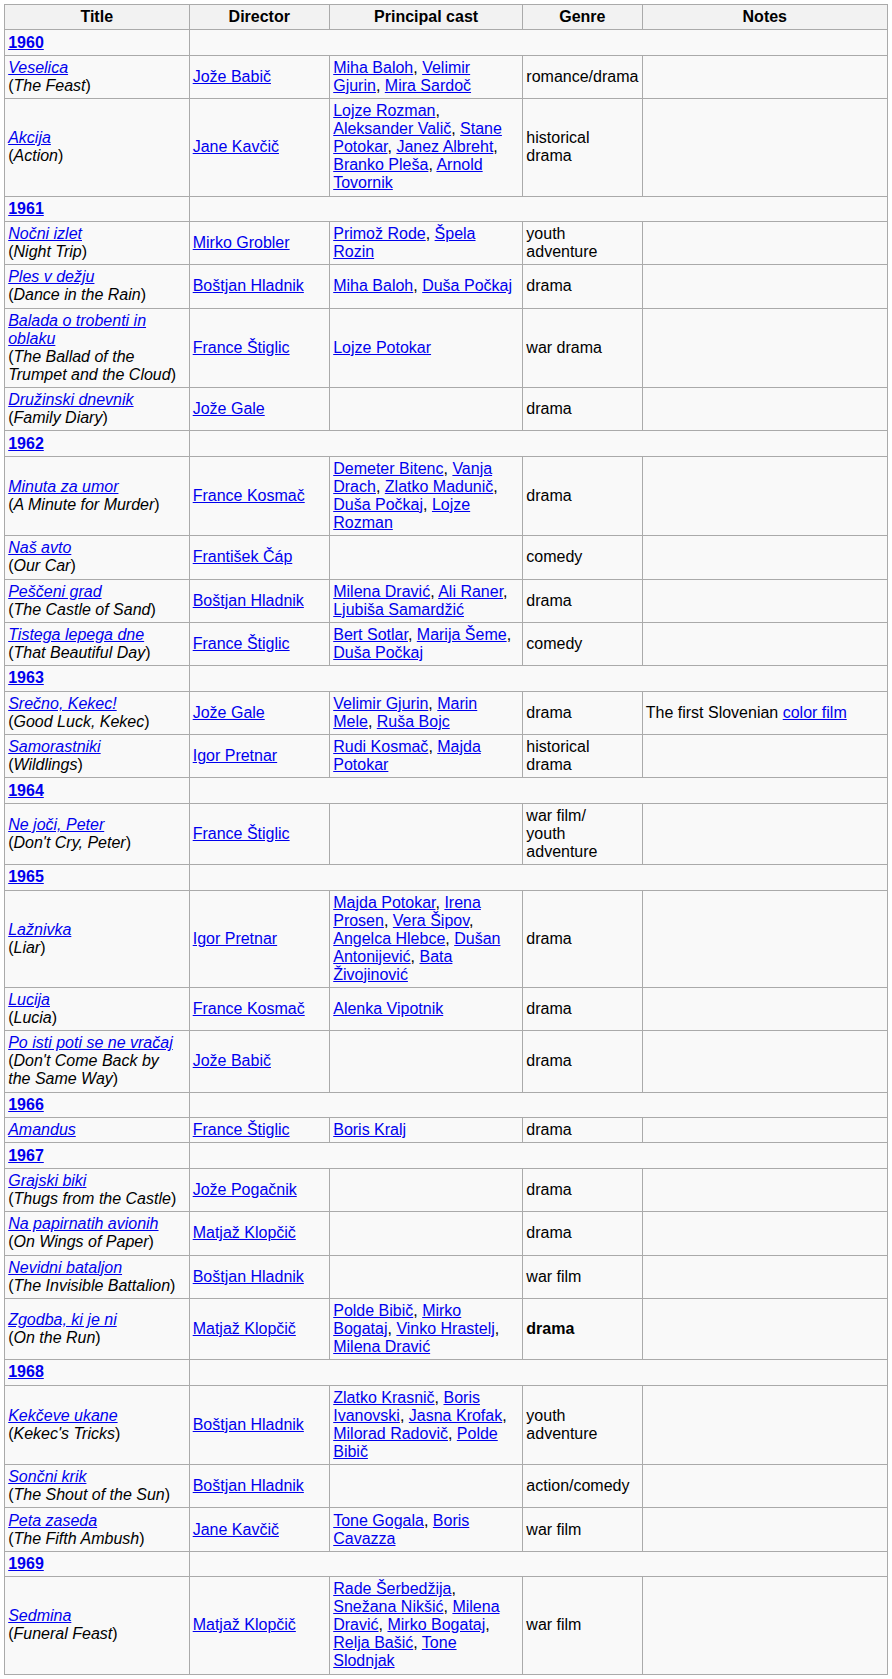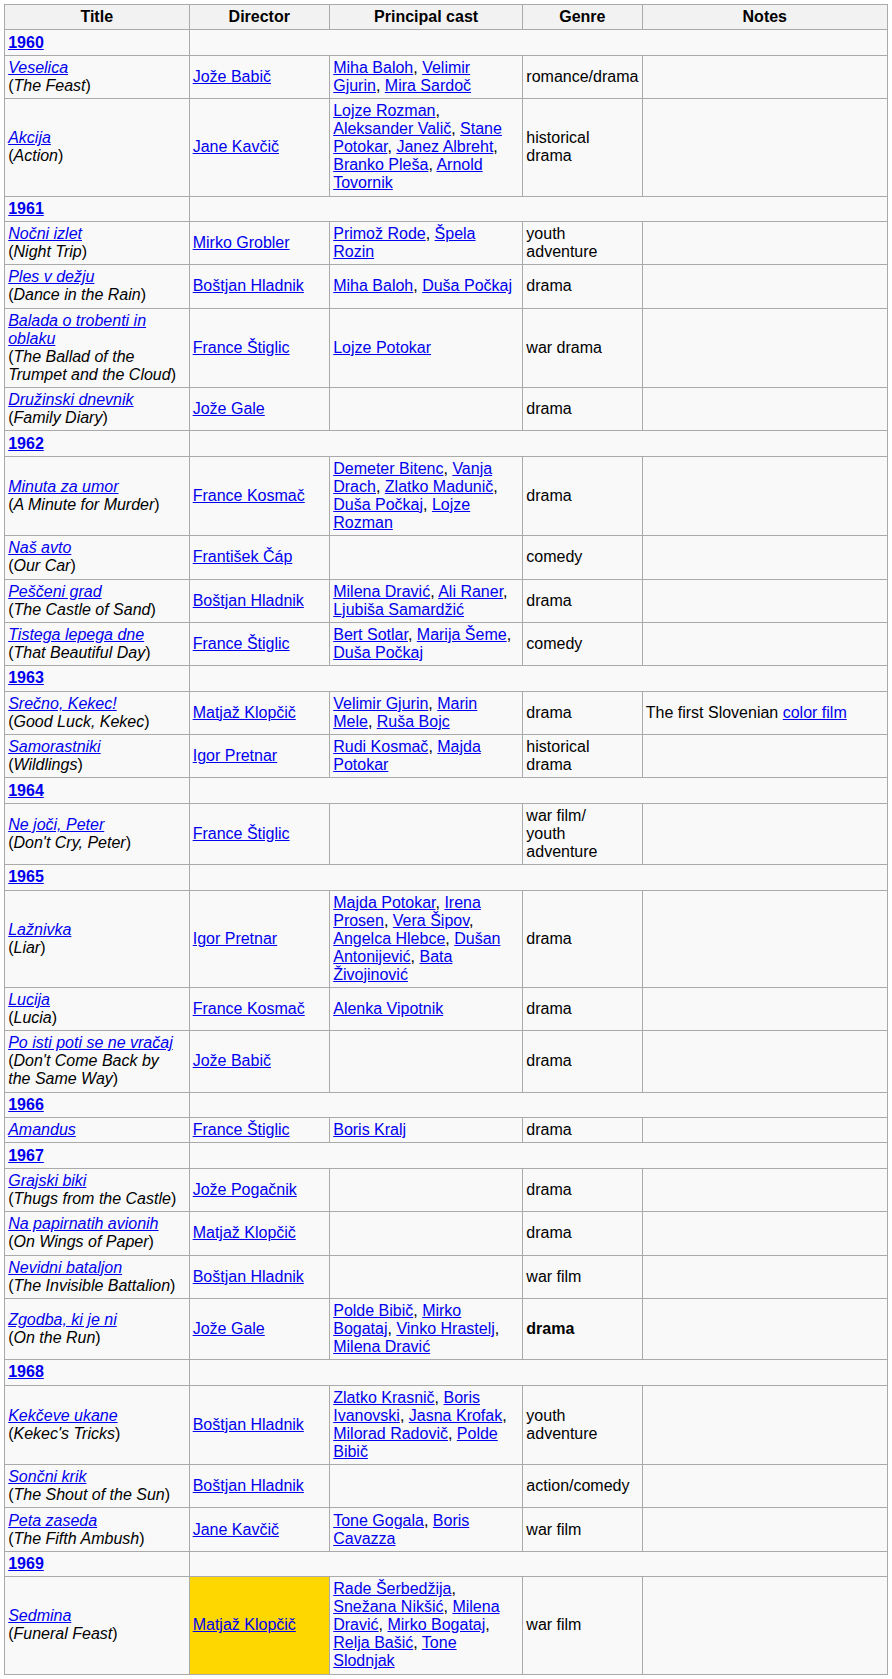(229, 712) Jože Gale -> (244, 712) Matjaž Klopčič
(244, 1329) Matjaž Klopčič -> (229, 1329) Jože Gale
(244, 1625) no background -> (244, 1625) gold background
